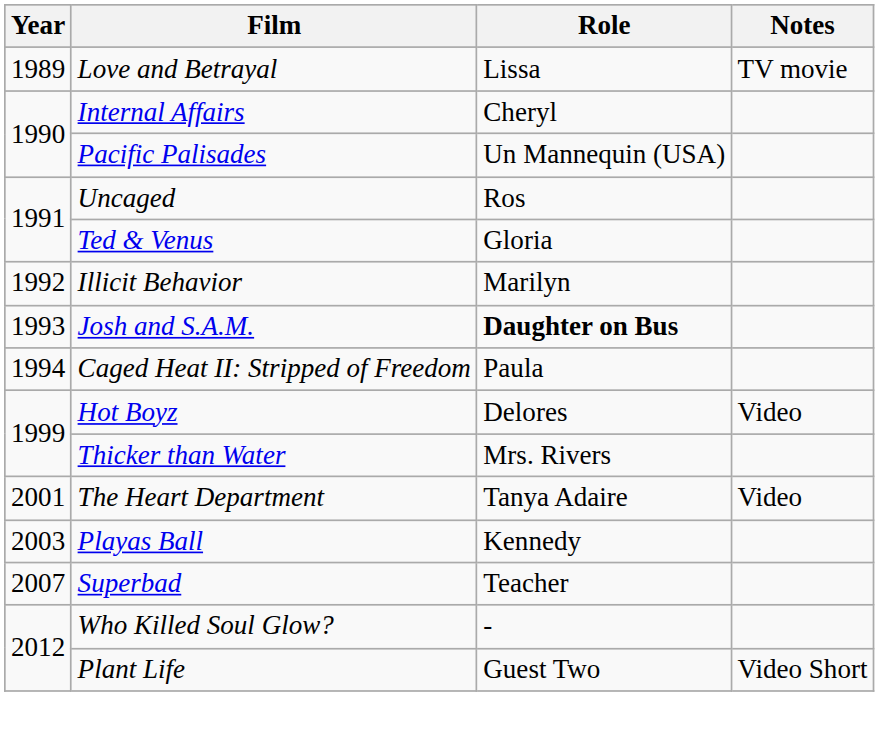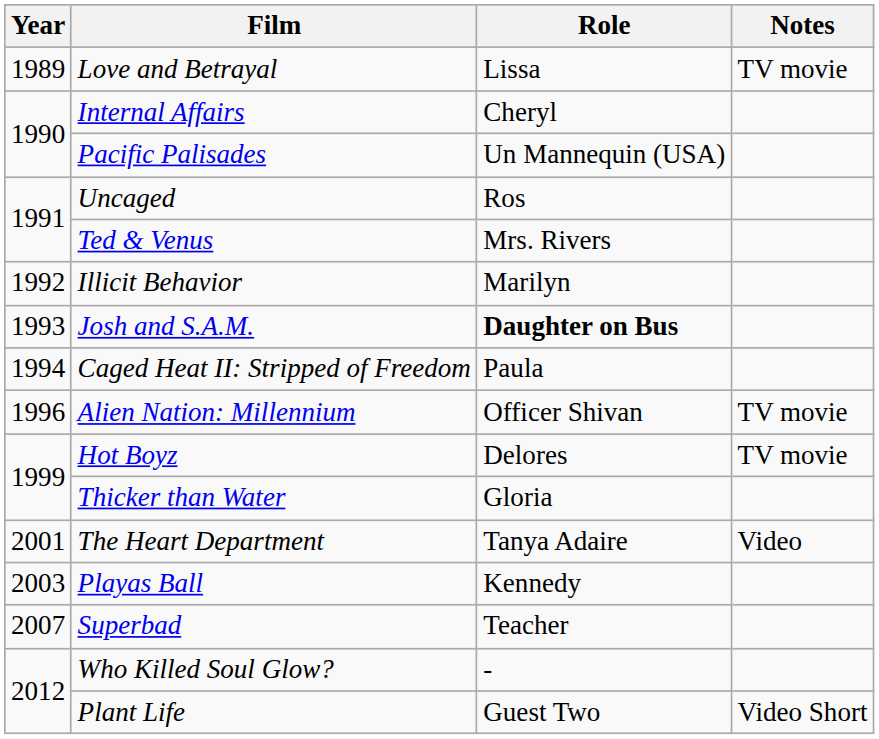(518, 240) Gloria -> (547, 240) Mrs. Rivers
+ row: (217, 411)
(770, 411) Video -> (793, 454) TV movie
(547, 454) Mrs. Rivers -> (518, 497) Gloria
